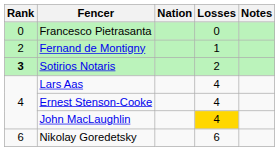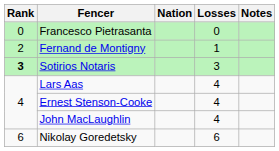(217, 66) 2 -> (217, 66) 3
(217, 119) gold background -> (217, 119) no background
